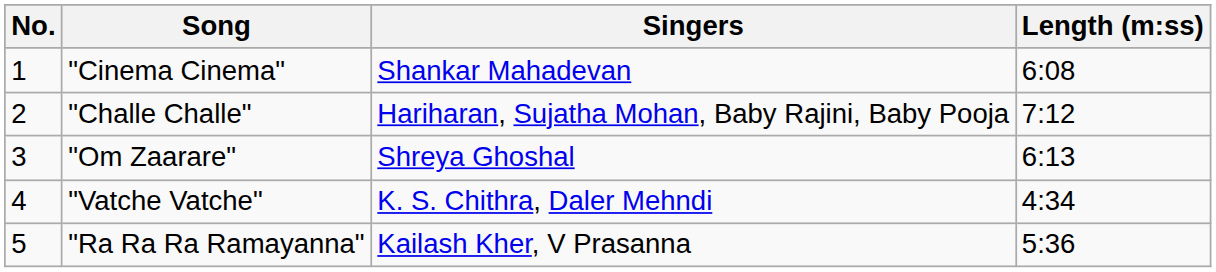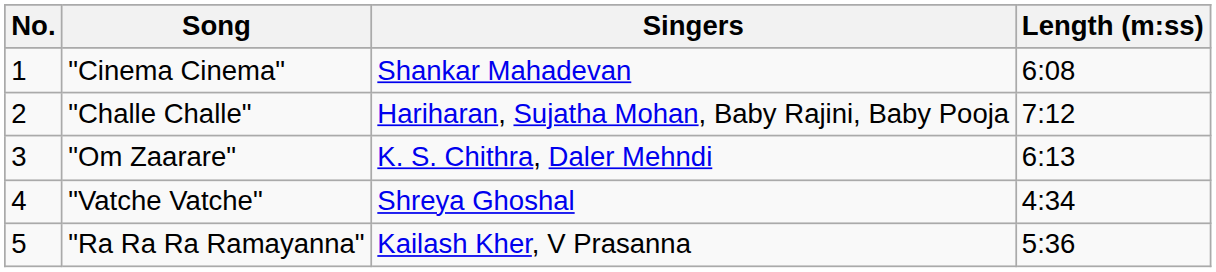(476, 157) Shreya Ghoshal -> (545, 157) K. S. Chithra, Daler Mehndi
(545, 200) K. S. Chithra, Daler Mehndi -> (476, 200) Shreya Ghoshal
